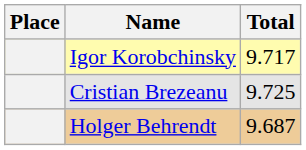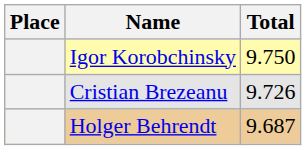(271, 56) 9.717 -> (271, 56) 9.750
(271, 91) 9.725 -> (271, 91) 9.726
